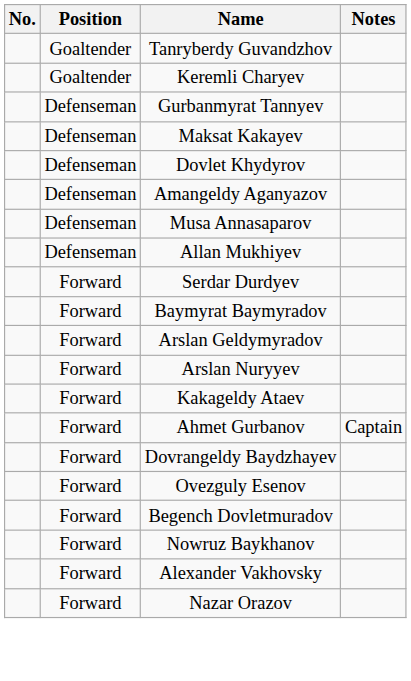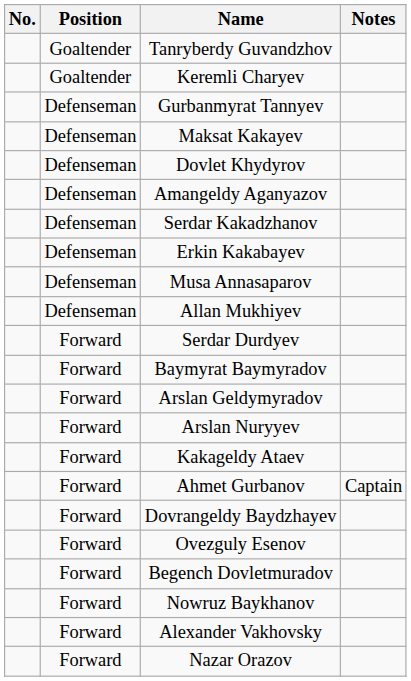+ row: (241, 223)
+ row: (241, 252)
